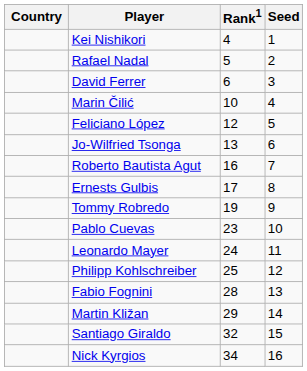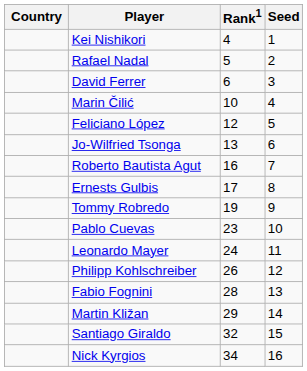(230, 271) 25 -> (230, 271) 26
